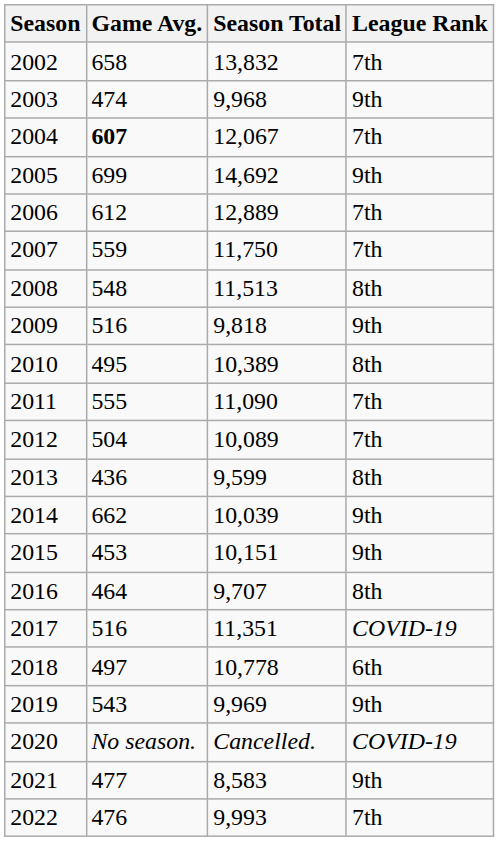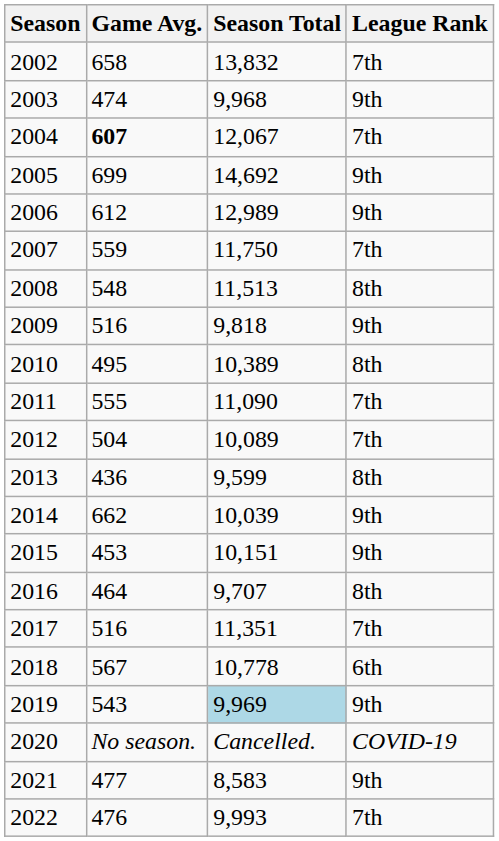(246, 212) 12,889 -> (246, 212) 12,989
(367, 212) 7th -> (367, 212) 9th
(404, 628) COVID-19 -> (367, 628) 7th
(109, 666) 497 -> (109, 666) 567
(240, 703) no background -> (240, 703) lightblue background
